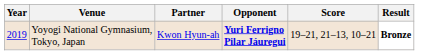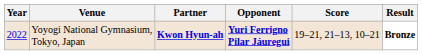(17, 35) 2019 -> (17, 35) 2022
(188, 35) normal -> (190, 35) bold
